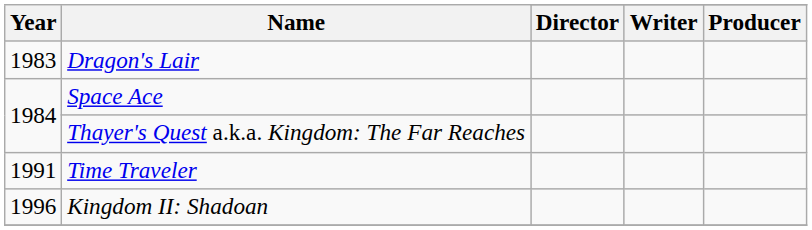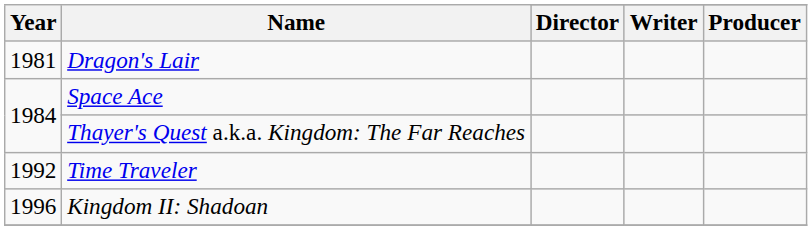(33, 59) 1983 -> (33, 59) 1981
(33, 170) 1991 -> (33, 170) 1992
